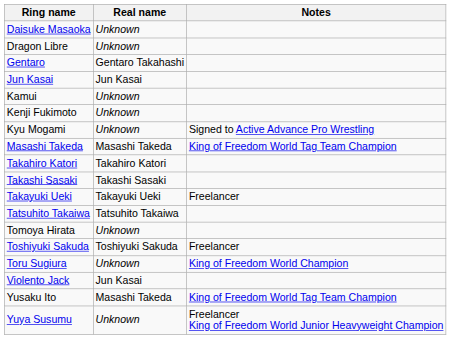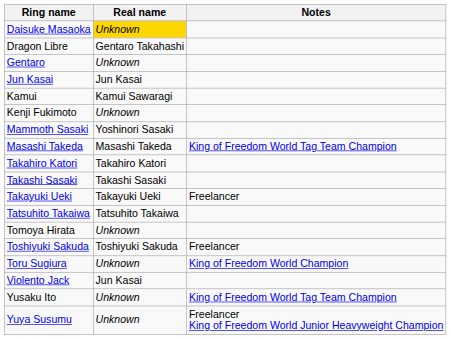(118, 29) no background -> (118, 29) gold background
(118, 46) Unknown -> (140, 46) Gentaro Takahashi
(140, 63) Gentaro Takahashi -> (118, 63) Unknown
(118, 96) Unknown -> (134, 96) Kamui Sawaragi
- row: (36, 130)
+ row: (48, 130)
(134, 297) Masashi Takeda -> (118, 297) Unknown
